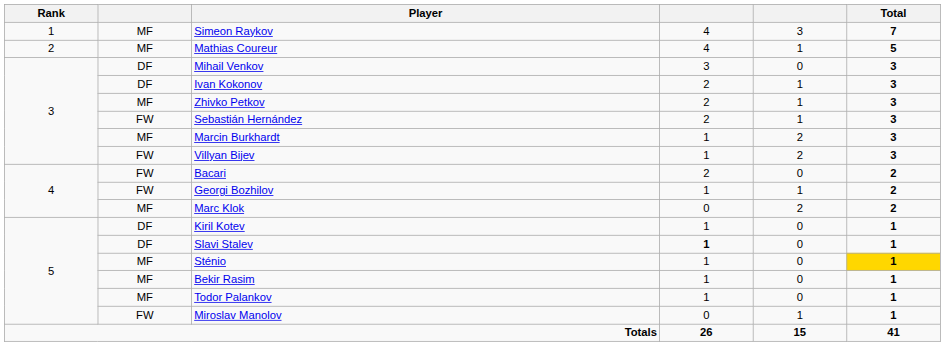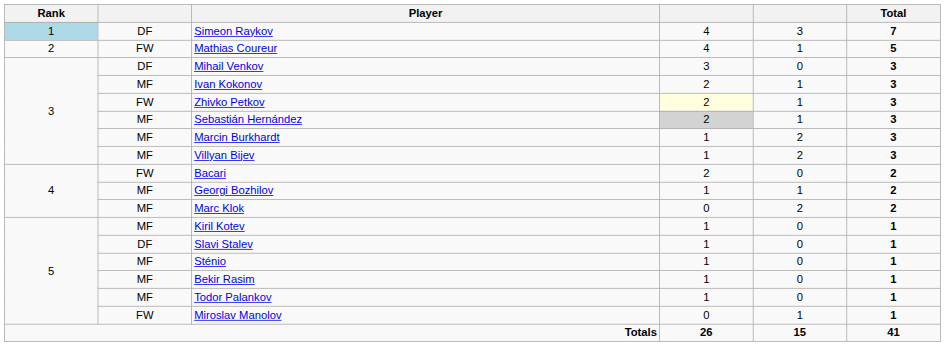(51, 31) no background -> (51, 31) lightblue background
(145, 31) MF -> (145, 31) DF
(145, 49) MF -> (145, 49) FW
(145, 85) DF -> (145, 85) MF
(145, 102) MF -> (145, 102) FW
(706, 102) no background -> (706, 102) lightyellow background
(145, 120) FW -> (145, 120) MF
(706, 120) no background -> (706, 120) lightgrey background
(145, 156) FW -> (145, 156) MF
(145, 191) FW -> (145, 191) MF
(145, 227) DF -> (145, 227) MF
(706, 244) bold -> (706, 244) normal
(893, 262) gold background -> (893, 262) no background
